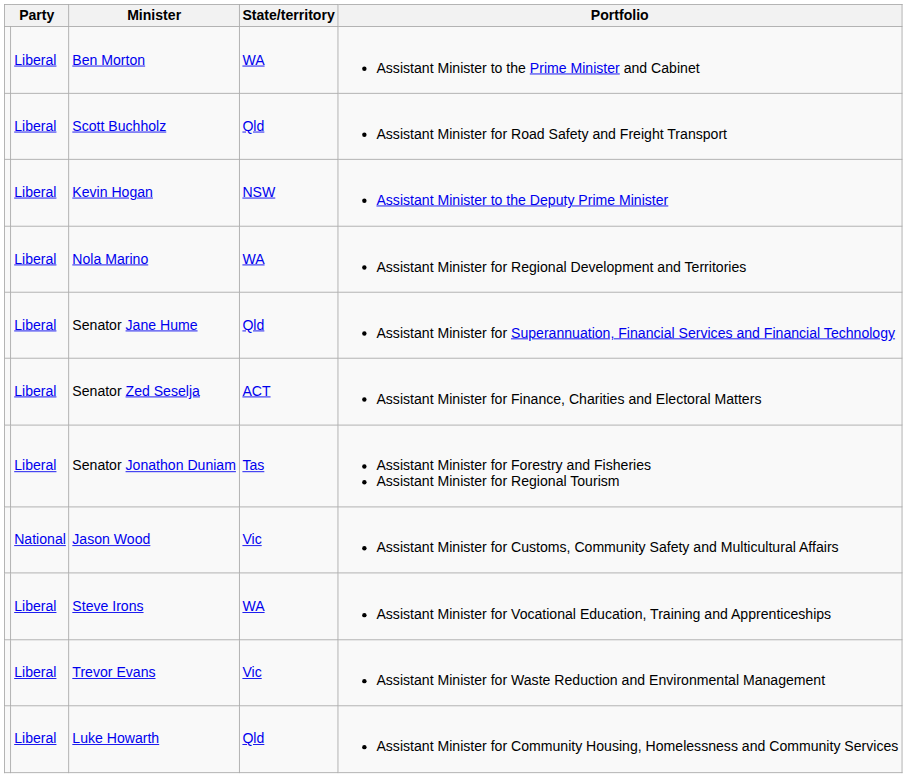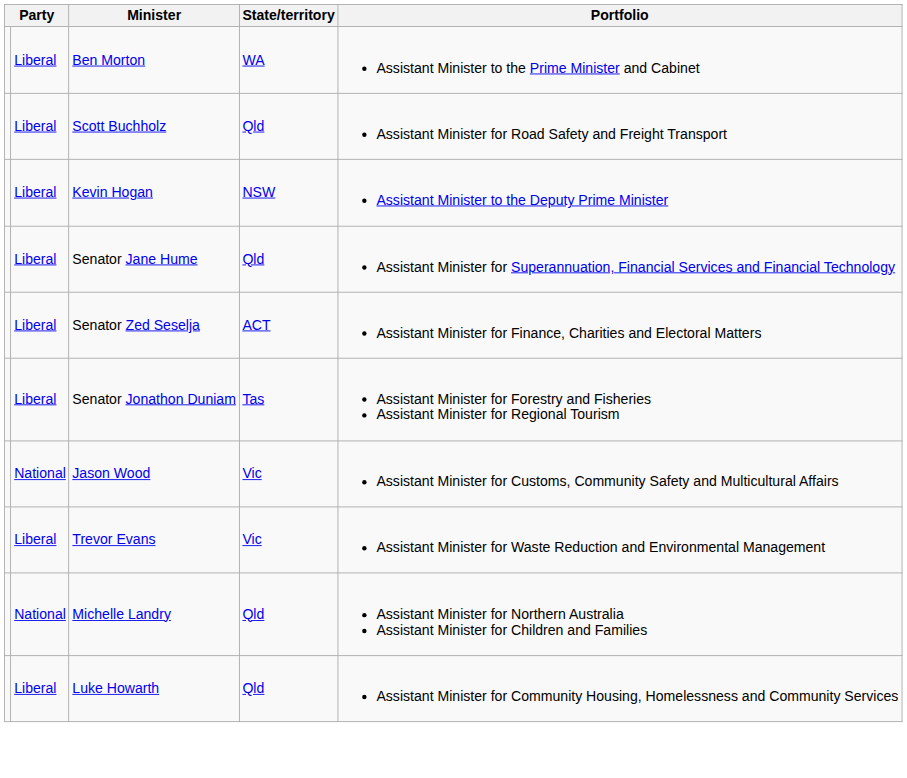- row: (110, 258)
- row: (108, 606)
+ row: (122, 614)
